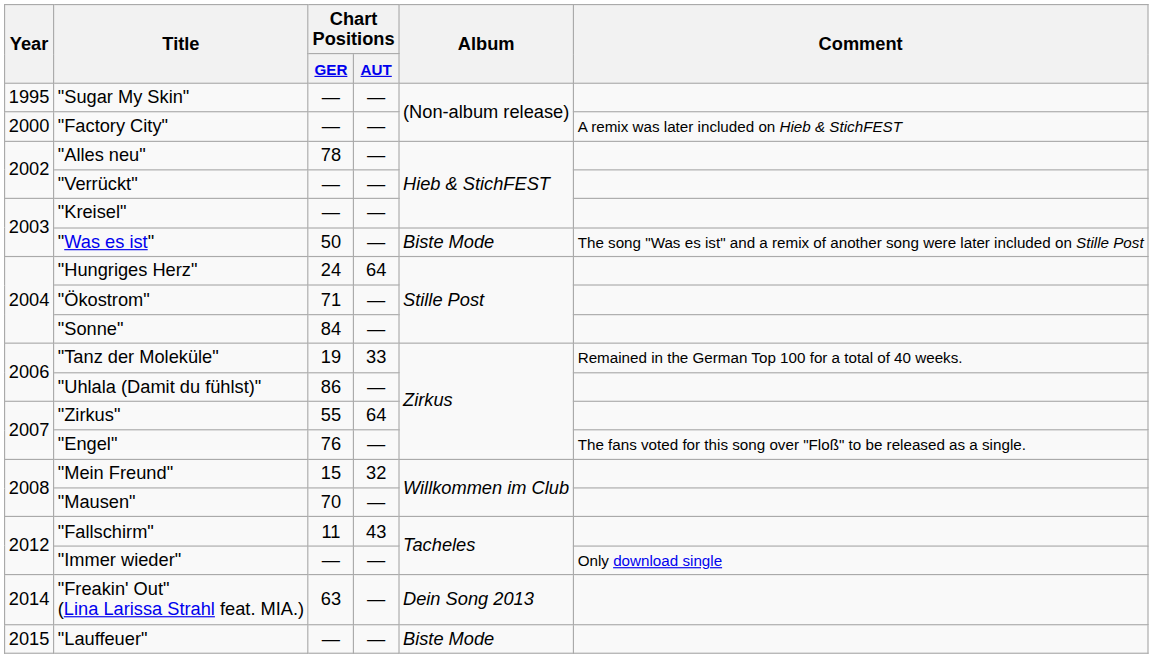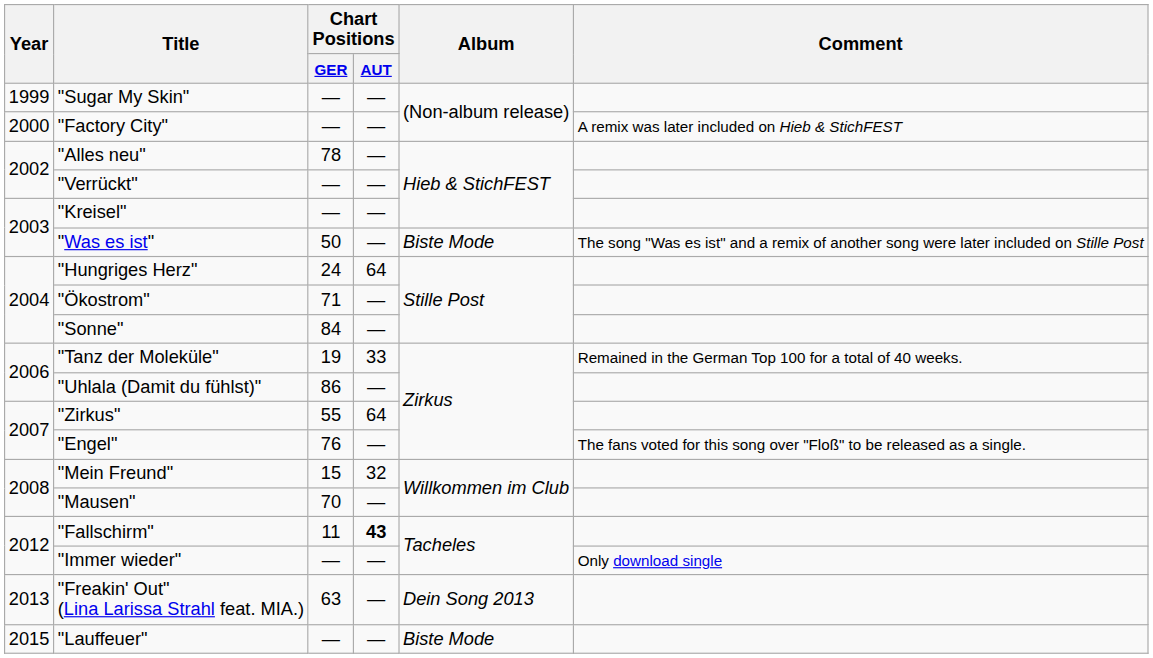(29, 97) 1995 -> (29, 97) 1999
(376, 531) normal -> (376, 531) bold
(29, 599) 2014 -> (29, 599) 2013
